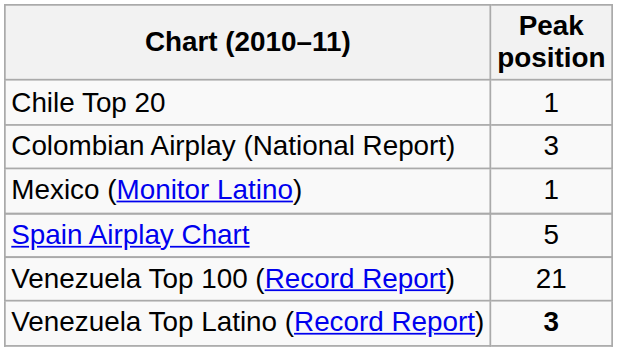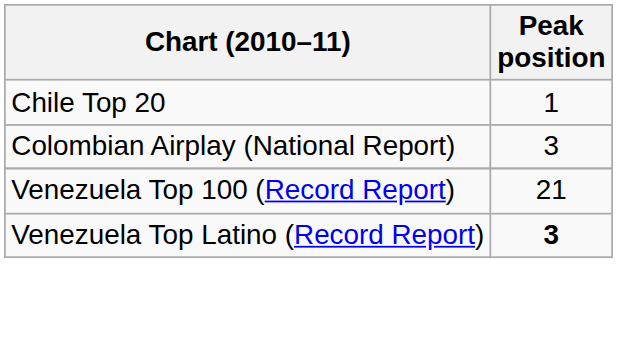- row: (157, 190)
- row: (130, 234)
